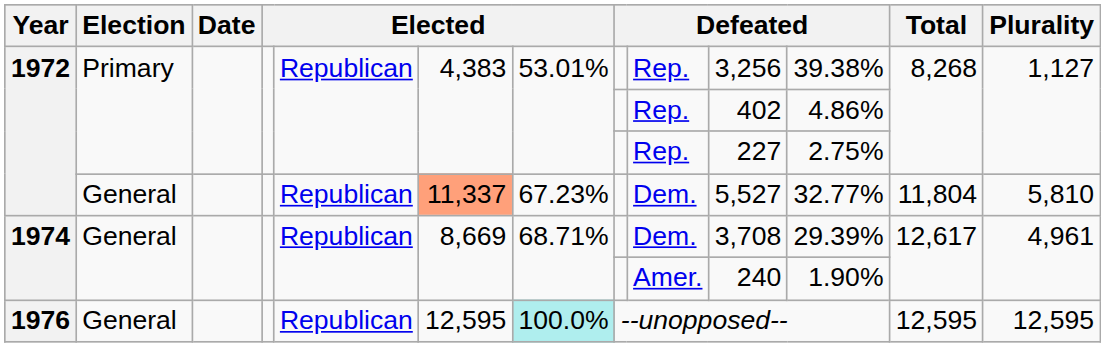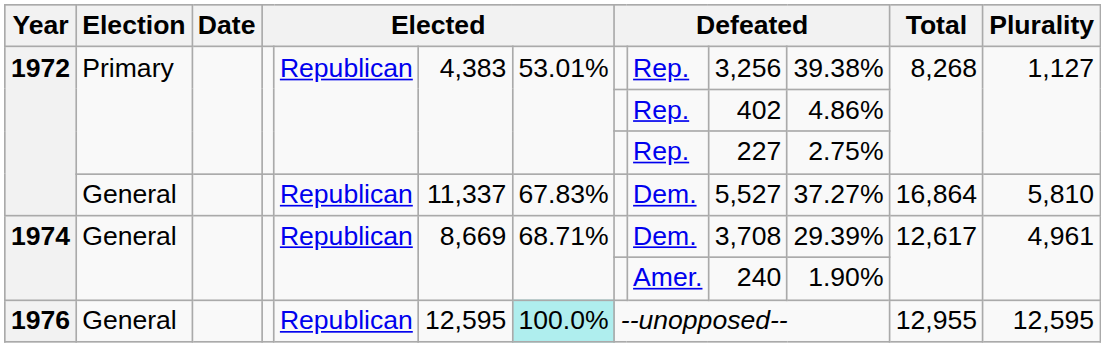(467, 194) lightsalmon background -> (467, 194) no background
(564, 194) 67.23% -> (564, 194) 67.83%
(838, 194) 32.77% -> (838, 194) 37.27%
(937, 194) 11,804 -> (936, 194) 16,864
(936, 320) 12,595 -> (936, 320) 12,955
